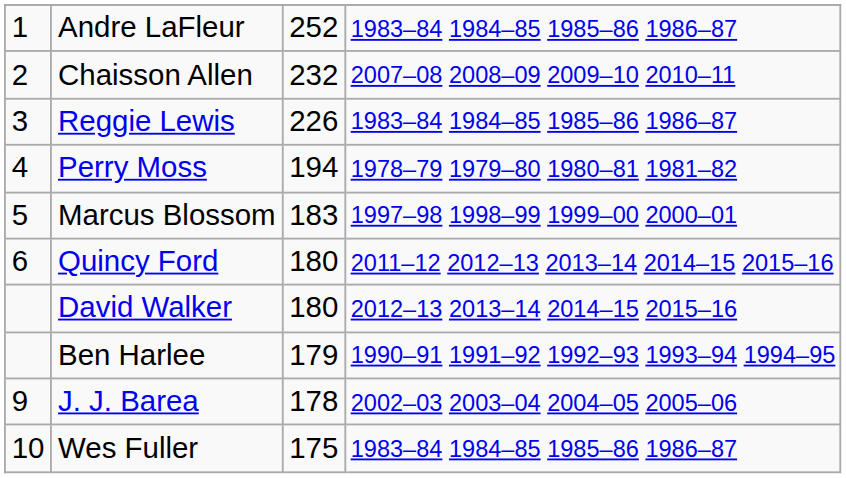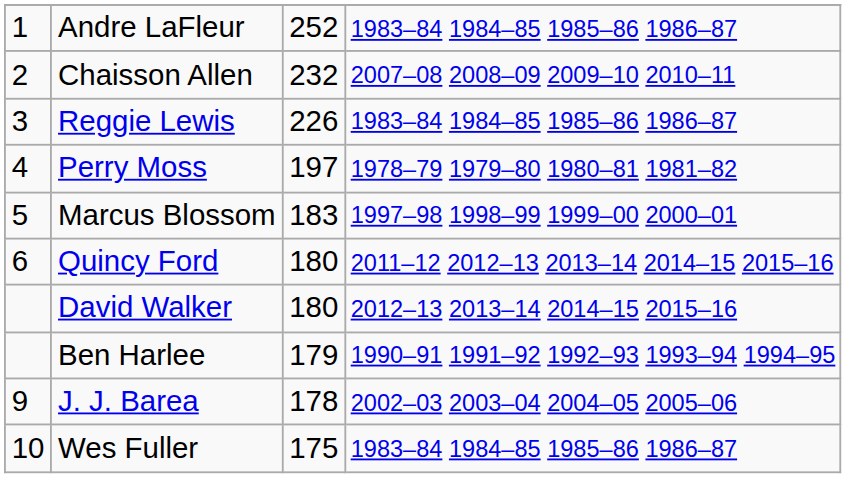(314, 167) 194 -> (314, 167) 197
